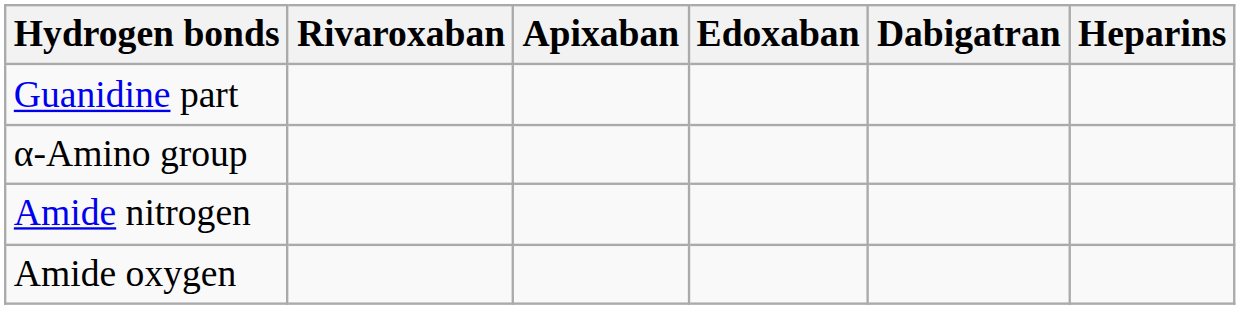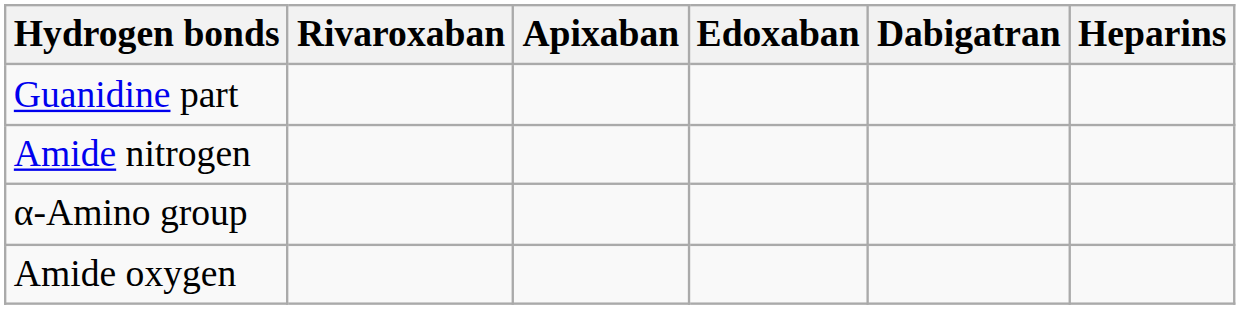rows swapped: (131, 153) <-> (132, 213)
